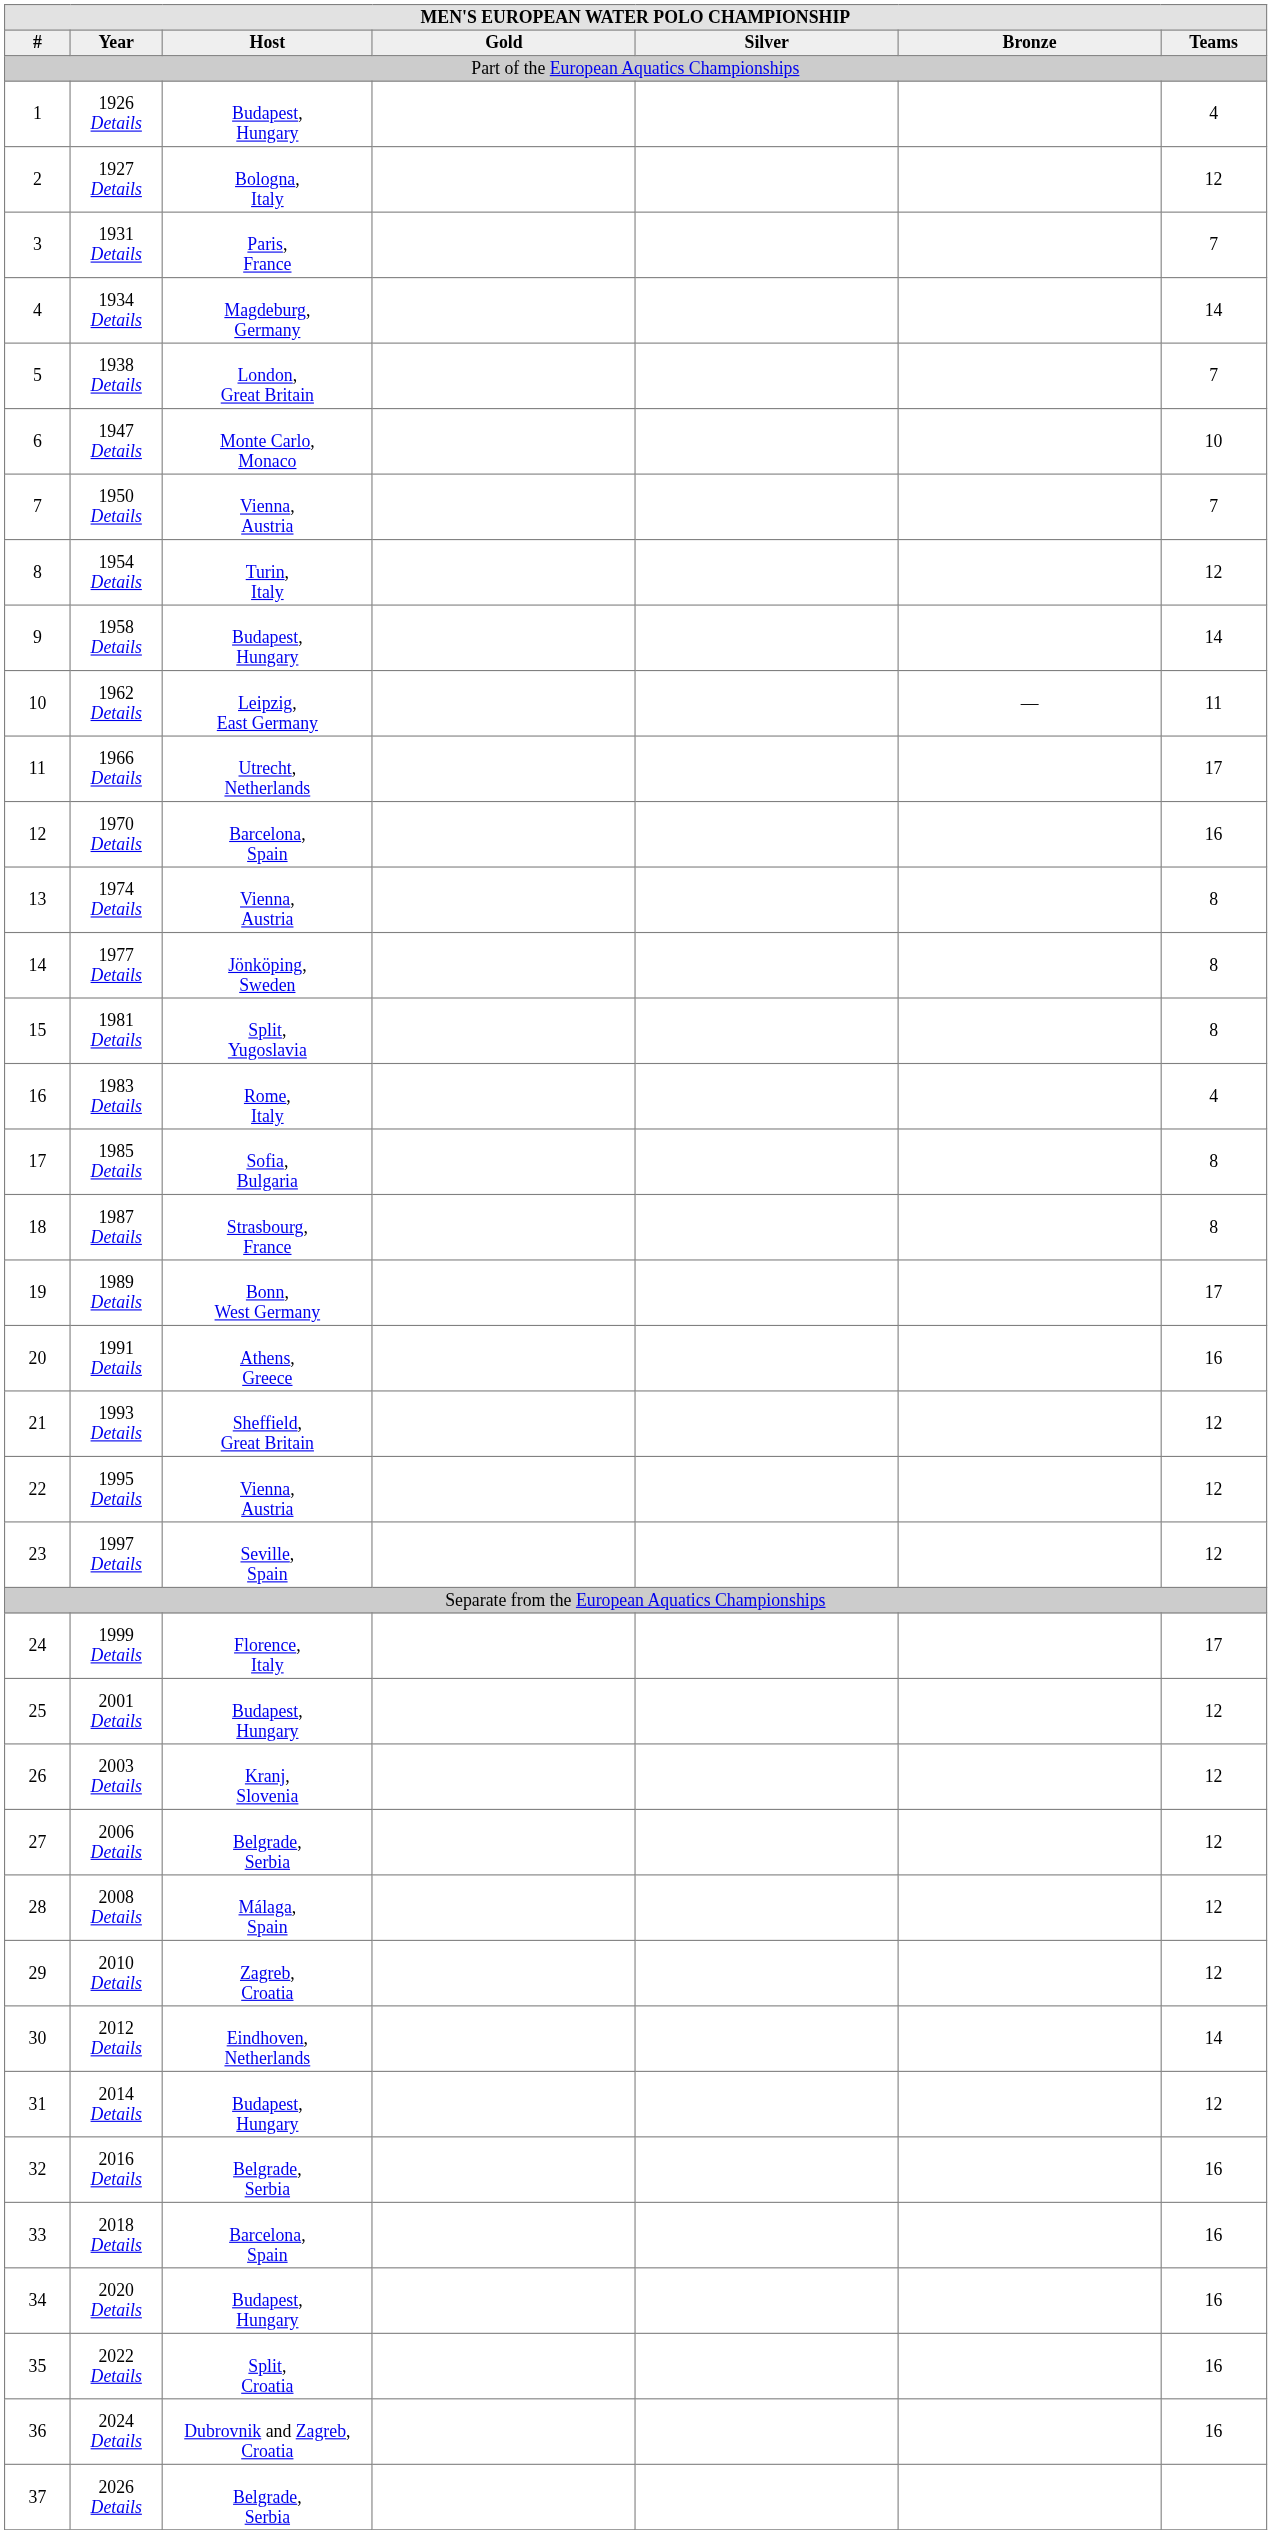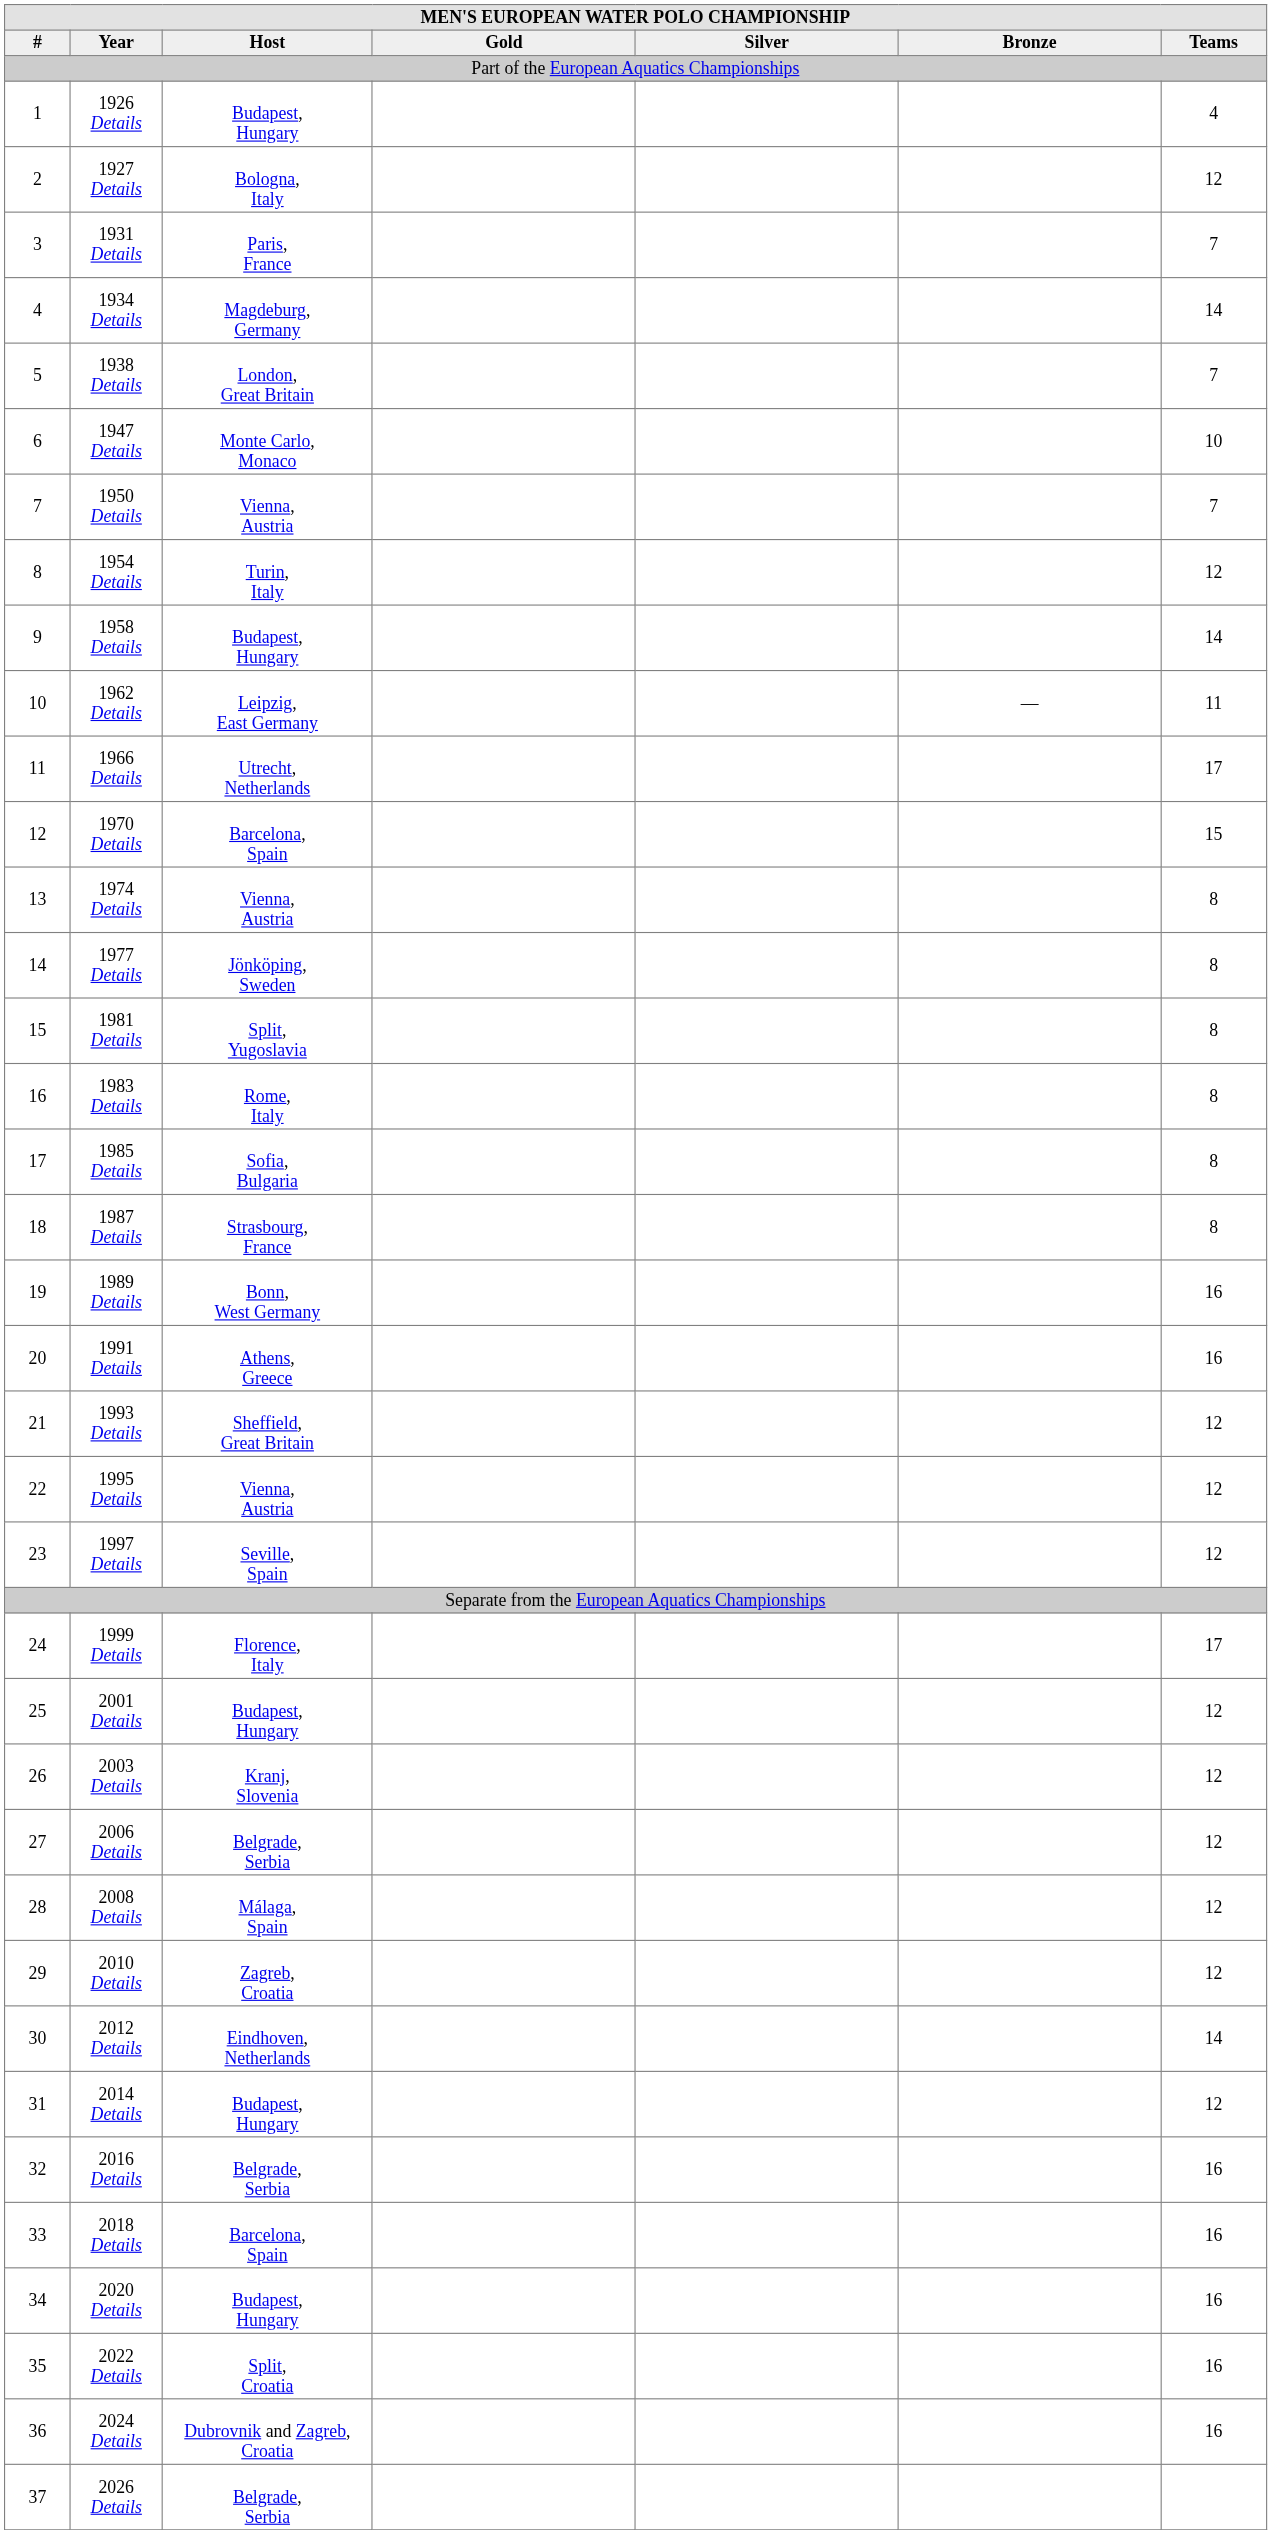(1214, 834) 16 -> (1214, 834) 15
(1214, 1096) 4 -> (1214, 1096) 8
(1214, 1292) 17 -> (1214, 1292) 16
